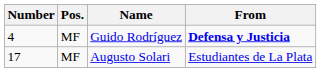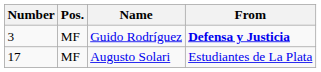(11, 36) 4 -> (11, 36) 3
